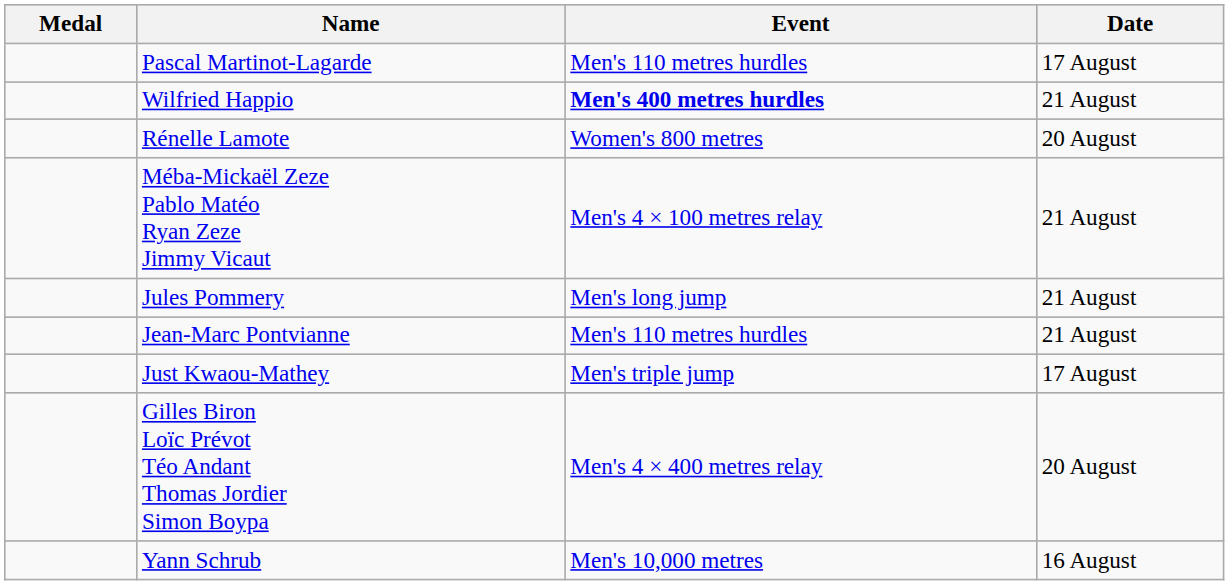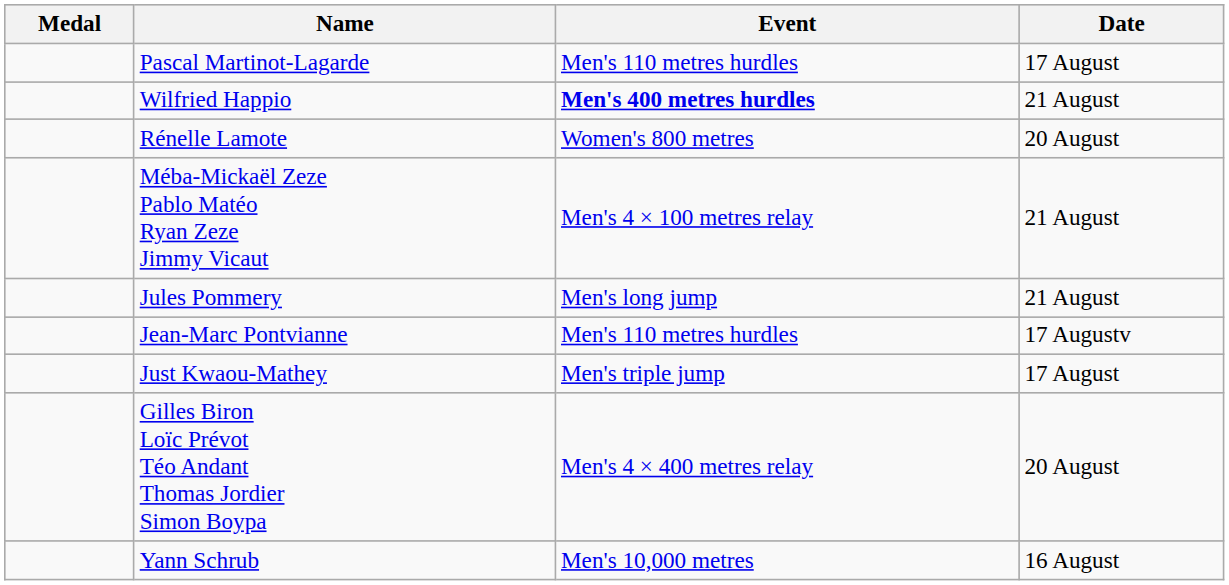(1089, 335) 21 August -> (1078, 335) 17 Augustv
